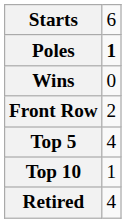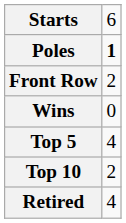rows swapped: (53, 111) <-> (53, 80)
(111, 171) 1 -> (111, 171) 2
